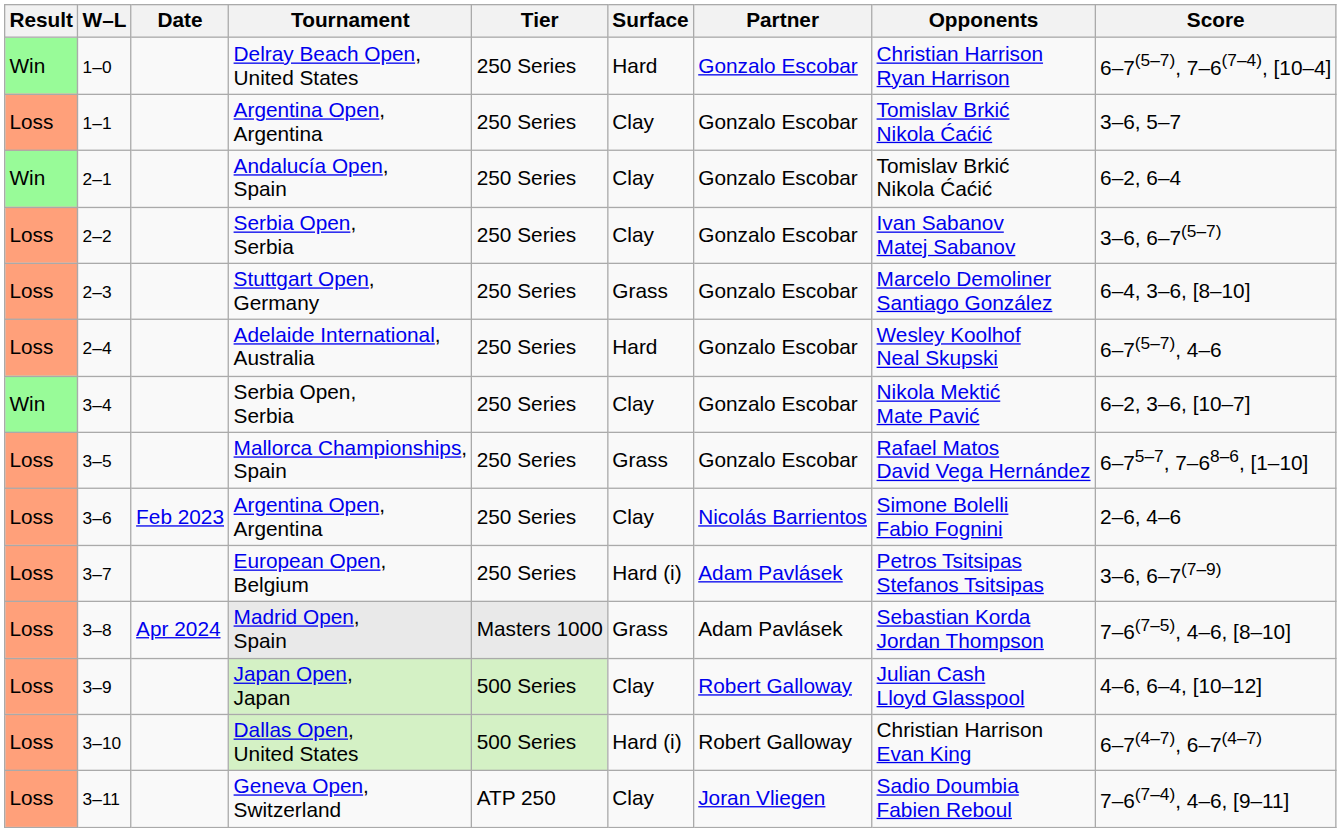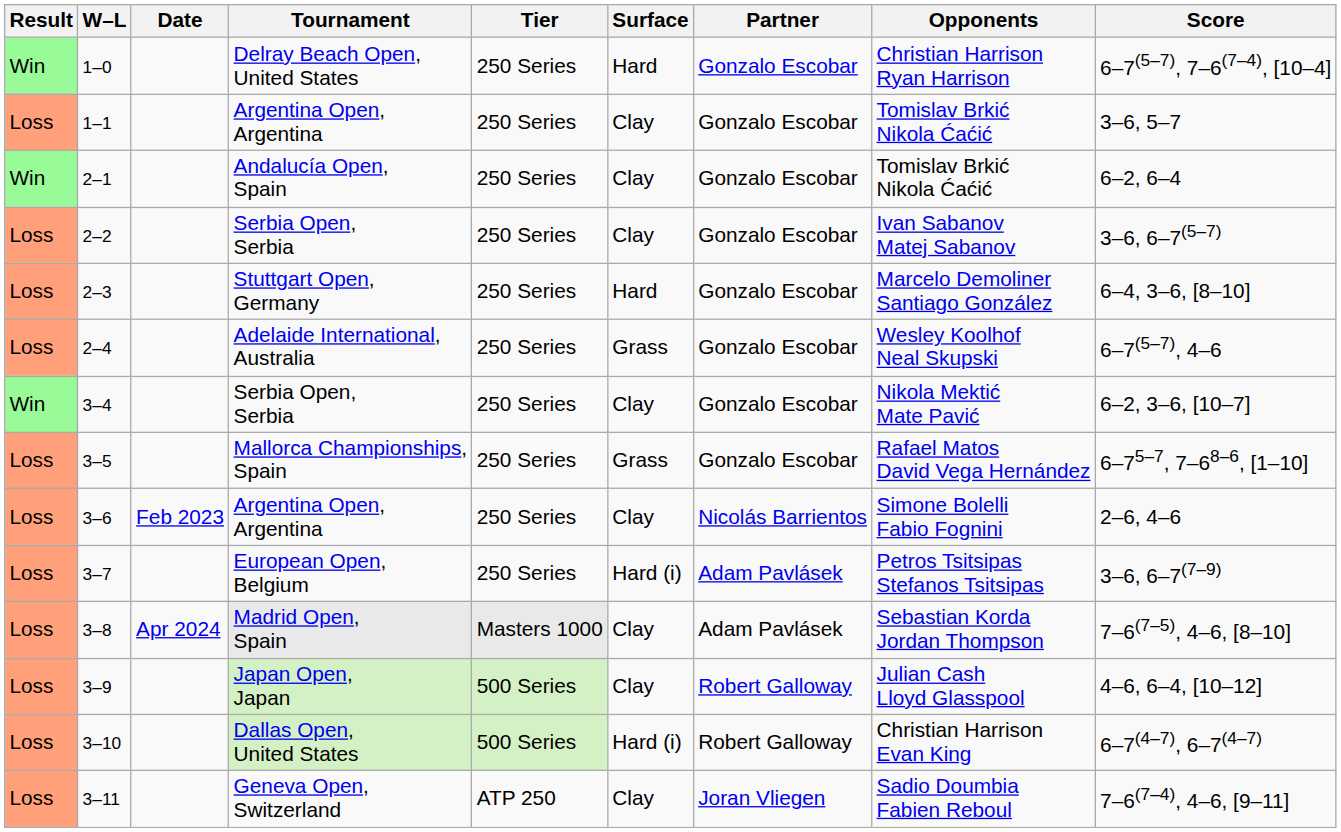(640, 291) Grass -> (635, 291) Hard
(635, 347) Hard -> (640, 347) Grass
(640, 629) Grass -> (633, 629) Clay
